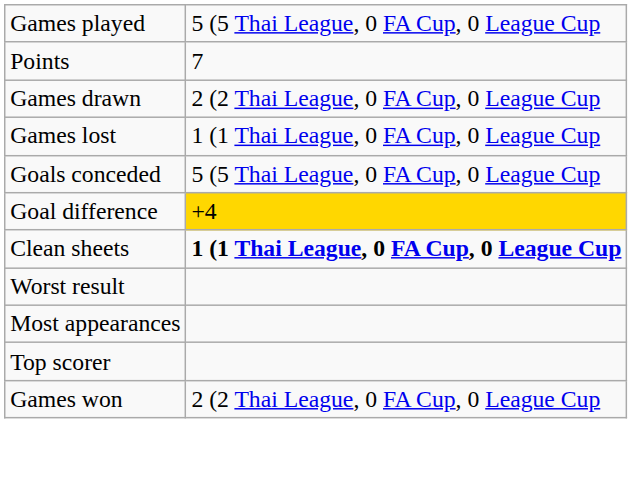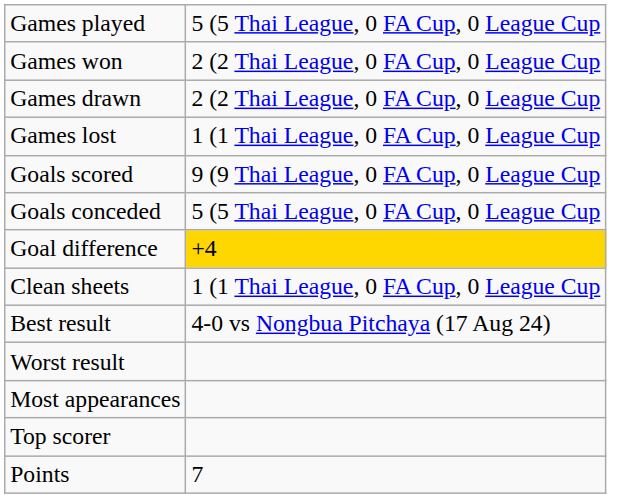rows swapped: (66, 398) <-> (40, 60)
+ row: (72, 173)
(406, 248) bold -> (396, 286) normal
+ row: (61, 323)
